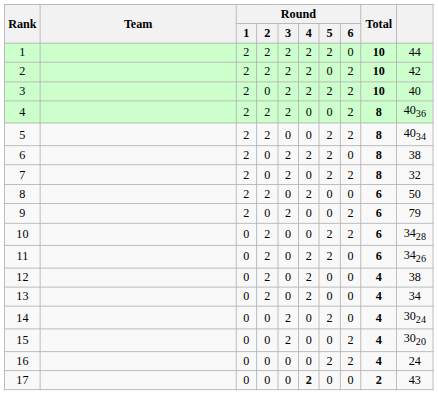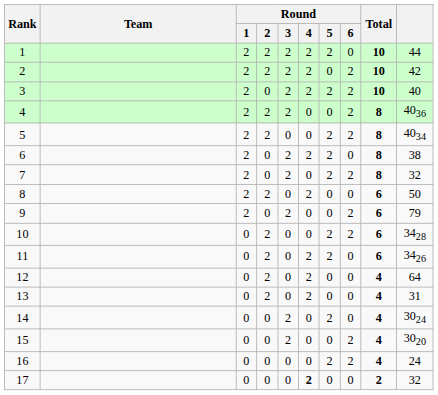(415, 277) 38 -> (415, 277) 64
(415, 296) 34 -> (415, 296) 31
(415, 380) 43 -> (415, 380) 32
